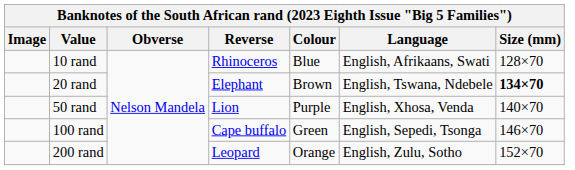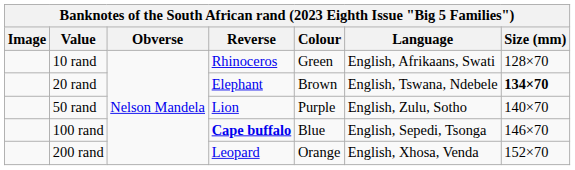(306, 61) Blue -> (315, 61) Green
(408, 107) English, Xhosa, Venda -> (407, 107) English, Zulu, Sotho
(249, 130) normal -> (251, 130) bold
(310, 130) Green -> (311, 130) Blue
(402, 152) English, Zulu, Sotho -> (413, 152) English, Xhosa, Venda
